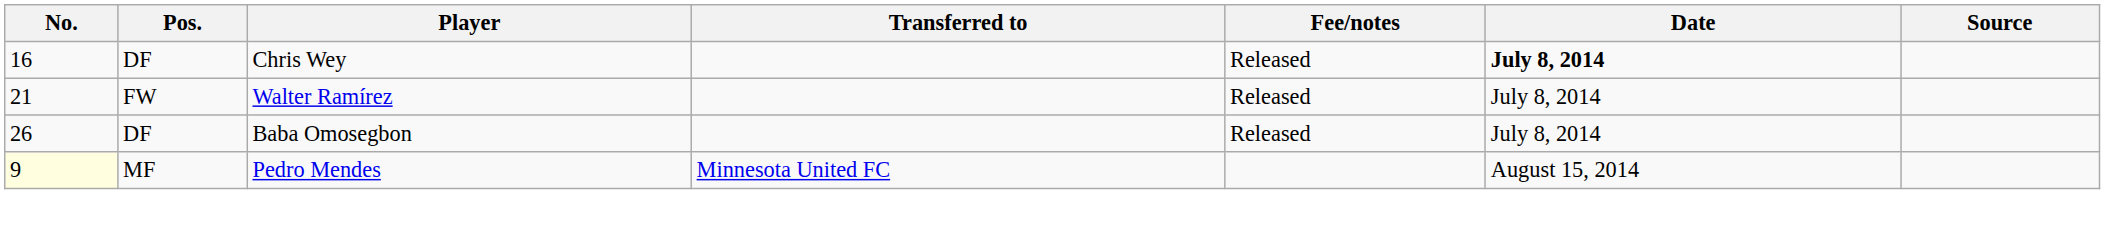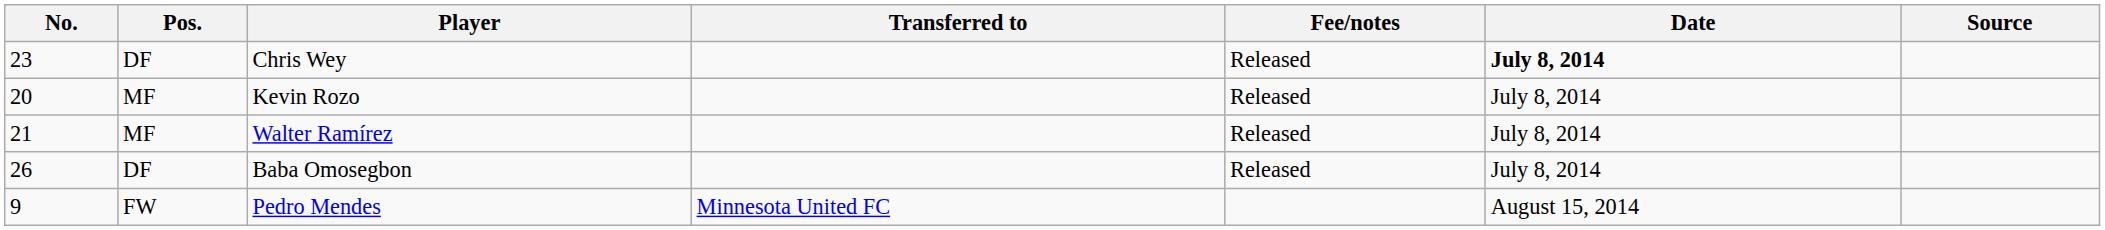(21, 59) 16 -> (21, 59) 23
+ row: (306, 96)
(140, 96) FW -> (139, 133) MF
(16, 170) lightyellow background -> (16, 207) no background
(139, 170) MF -> (140, 207) FW
